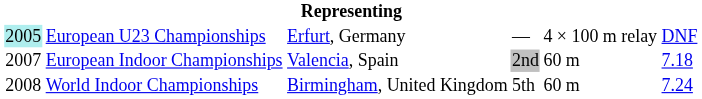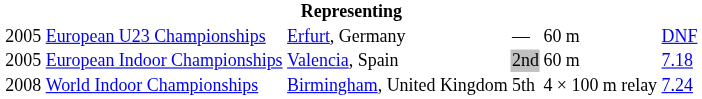(23, 36) paleturquoise background -> (23, 36) no background
(600, 36) 4 × 100 m relay -> (562, 36) 60 m
(23, 60) 2007 -> (23, 60) 2005
(562, 85) 60 m -> (600, 85) 4 × 100 m relay
